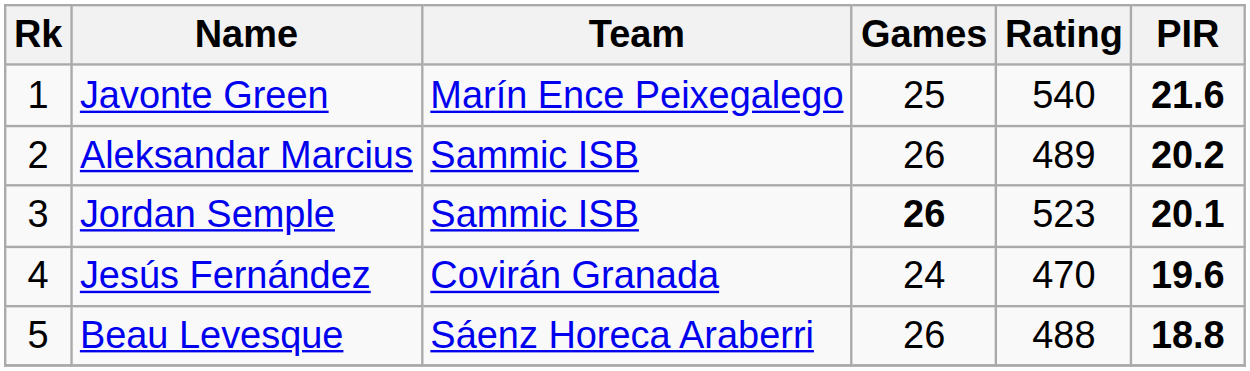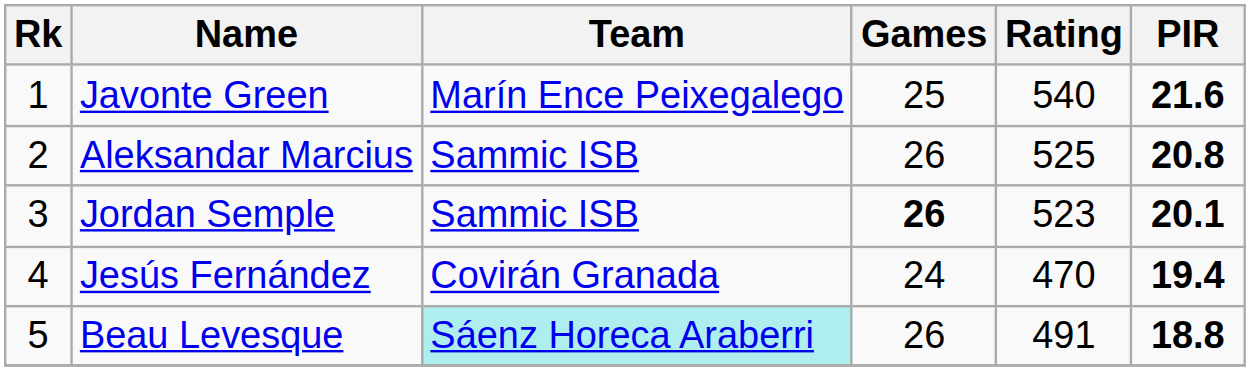(1064, 154) 489 -> (1064, 154) 525
(1188, 154) 20.2 -> (1188, 154) 20.8
(1188, 275) 19.6 -> (1188, 275) 19.4
(622, 335) no background -> (622, 335) paleturquoise background
(1064, 335) 488 -> (1064, 335) 491
